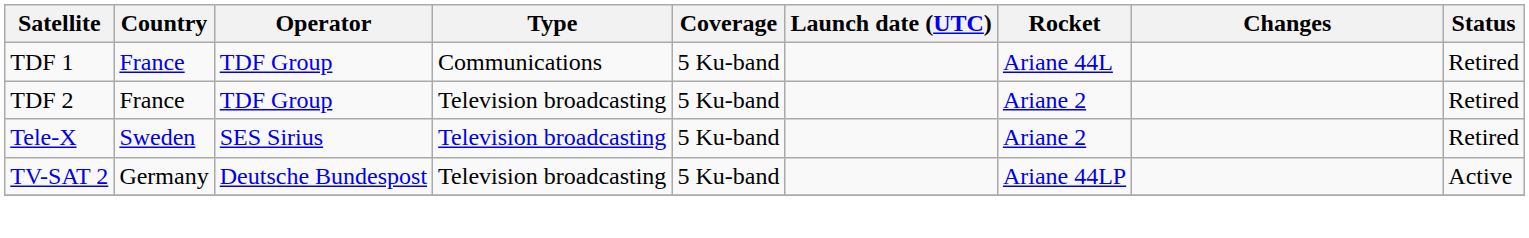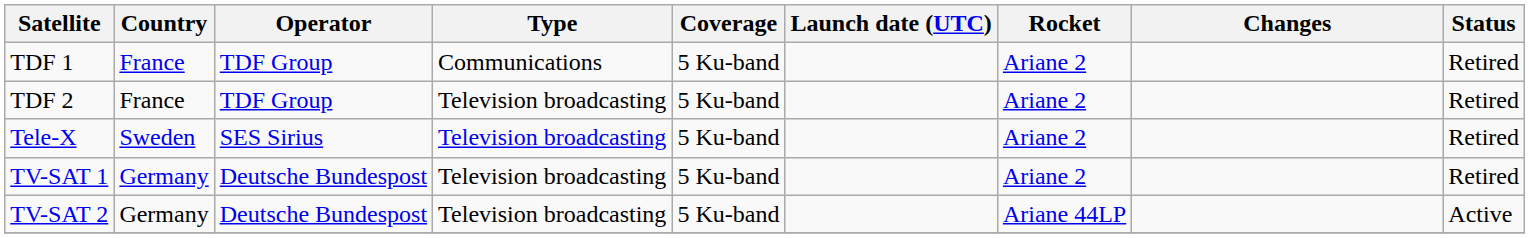(1058, 61) Ariane 44L -> (1045, 61) Ariane 2
+ row: (59, 175)
